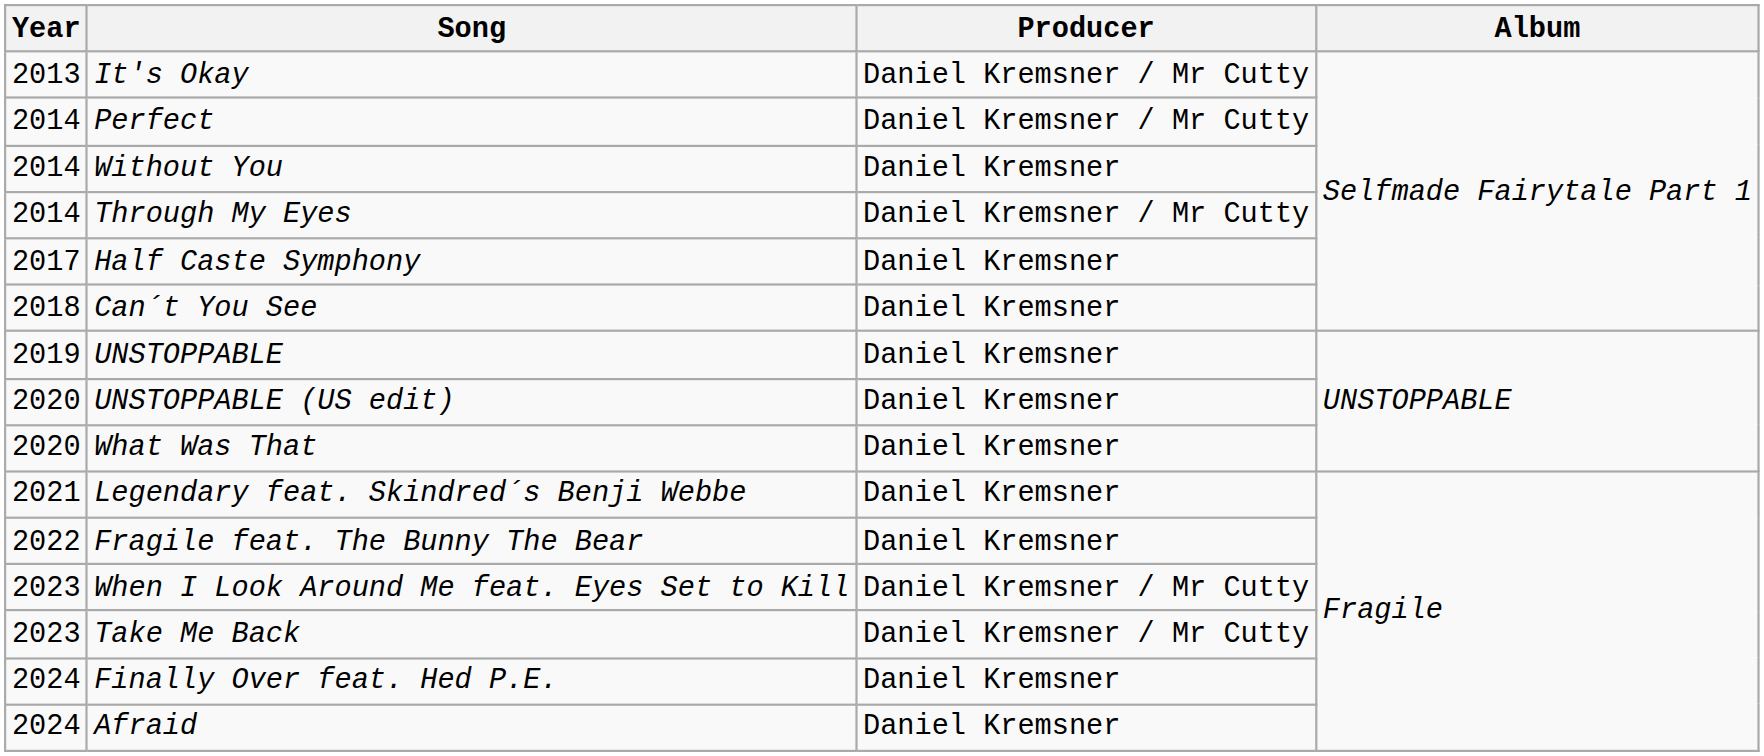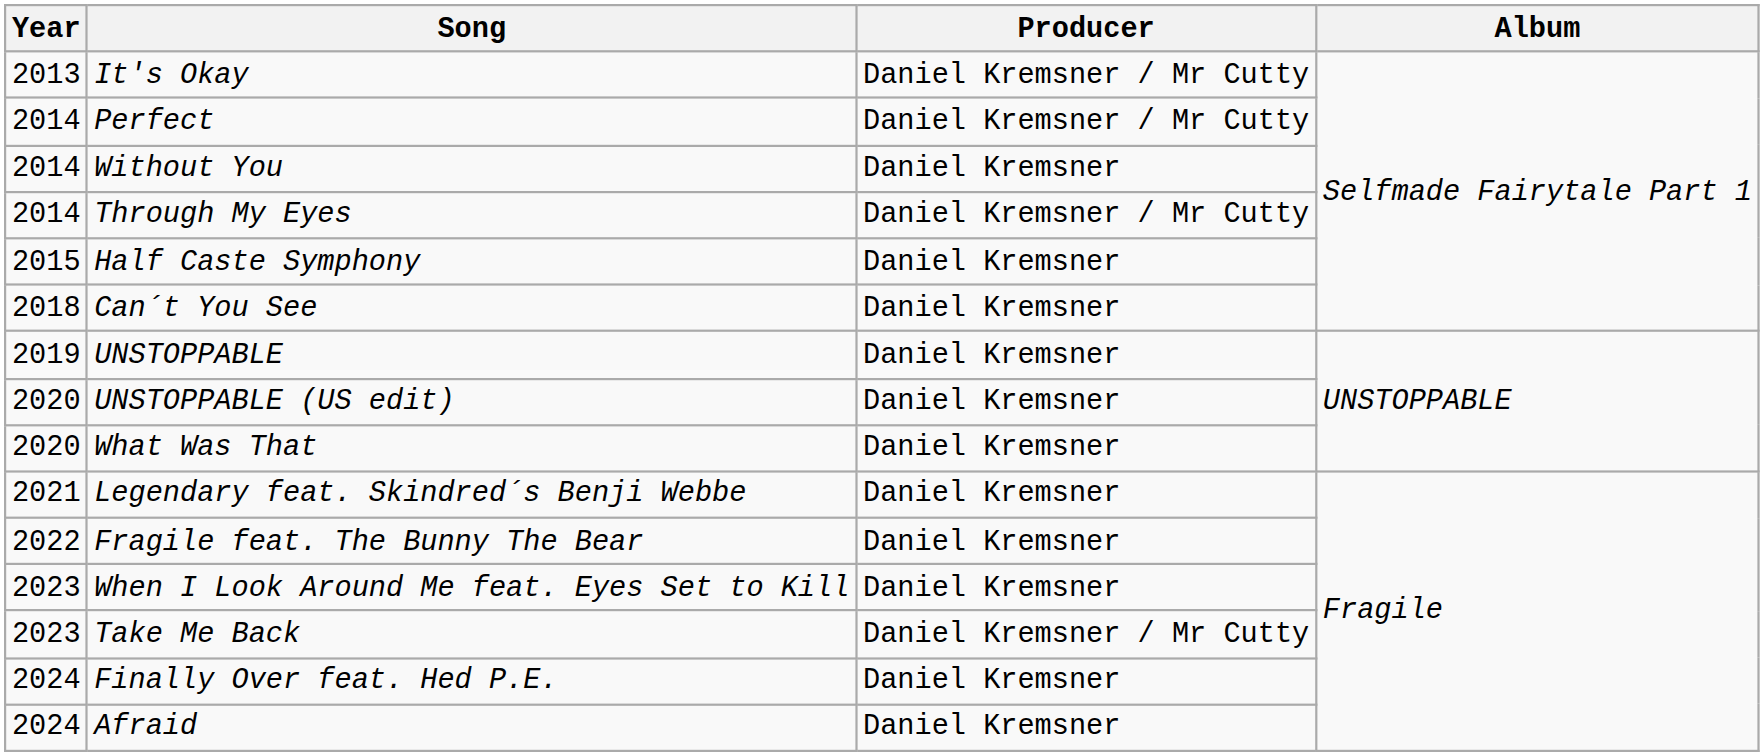(46, 261) 2017 -> (46, 261) 2015
(1086, 588) Daniel Kremsner / Mr Cutty -> (992, 588) Daniel Kremsner
